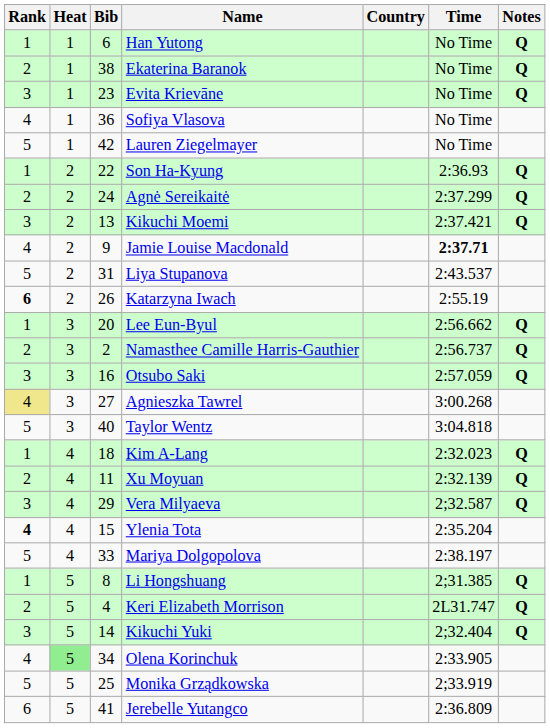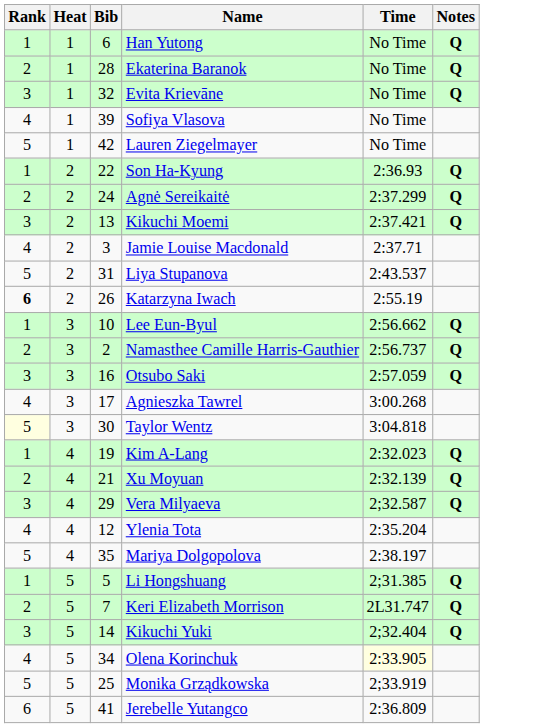- column: (396, 17)
(106, 68) 38 -> (106, 68) 28
(106, 94) 23 -> (106, 94) 32
(106, 119) 36 -> (106, 119) 39
(106, 247) 9 -> (106, 247) 3
(464, 247) bold -> (398, 247) normal
(106, 324) 20 -> (106, 324) 10
(27, 401) khaki background -> (27, 401) no background
(106, 401) 27 -> (106, 401) 17
(27, 427) no background -> (27, 427) lightyellow background
(106, 427) 40 -> (106, 427) 30
(106, 453) 18 -> (106, 453) 19
(106, 478) 11 -> (106, 478) 21
(27, 529) bold -> (27, 529) normal
(106, 529) 15 -> (106, 529) 12
(106, 555) 33 -> (106, 555) 35
(106, 581) 8 -> (106, 581) 5
(106, 606) 4 -> (106, 606) 7
(70, 658) lightgreen background -> (70, 658) no background
(464, 658) no background -> (398, 658) lightyellow background
